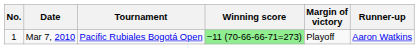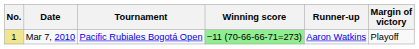columns swapped: (327, 17) <-> (382, 17)
(14, 37) no background -> (14, 37) khaki background
